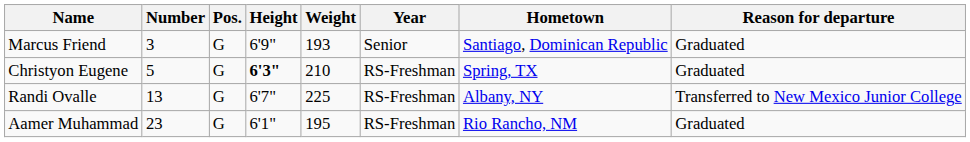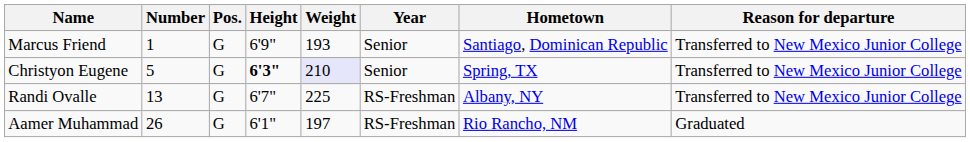(150, 44) 3 -> (150, 44) 1
(710, 44) Graduated -> (819, 44) Transferred to New Mexico Junior College
(318, 70) no background -> (318, 70) lavender background
(410, 70) RS-Freshman -> (385, 70) Senior
(710, 70) Graduated -> (819, 70) Transferred to New Mexico Junior College
(154, 123) 23 -> (154, 123) 26
(318, 123) 195 -> (318, 123) 197
